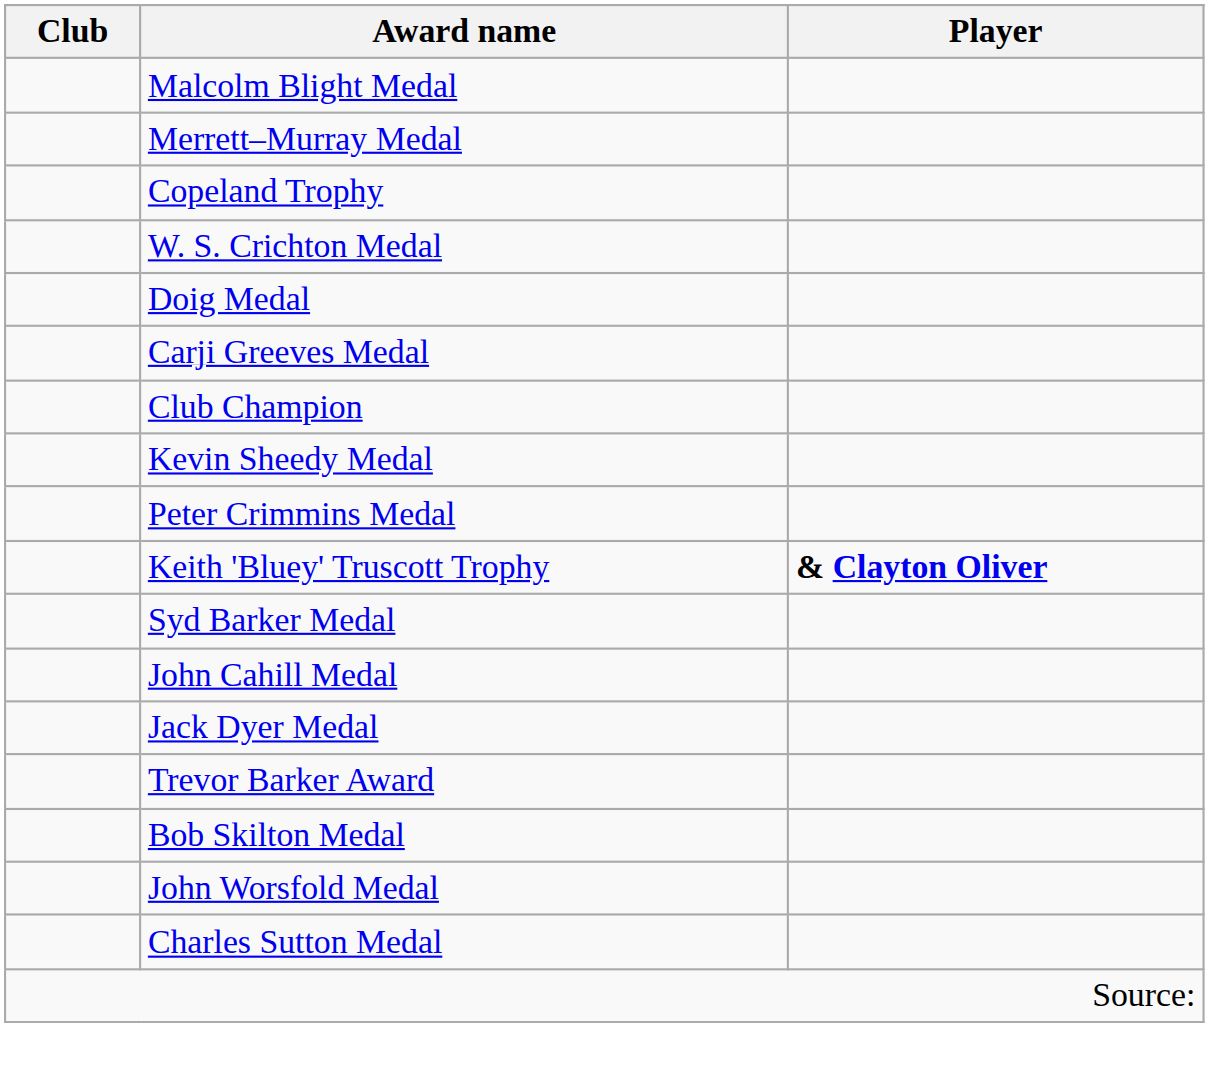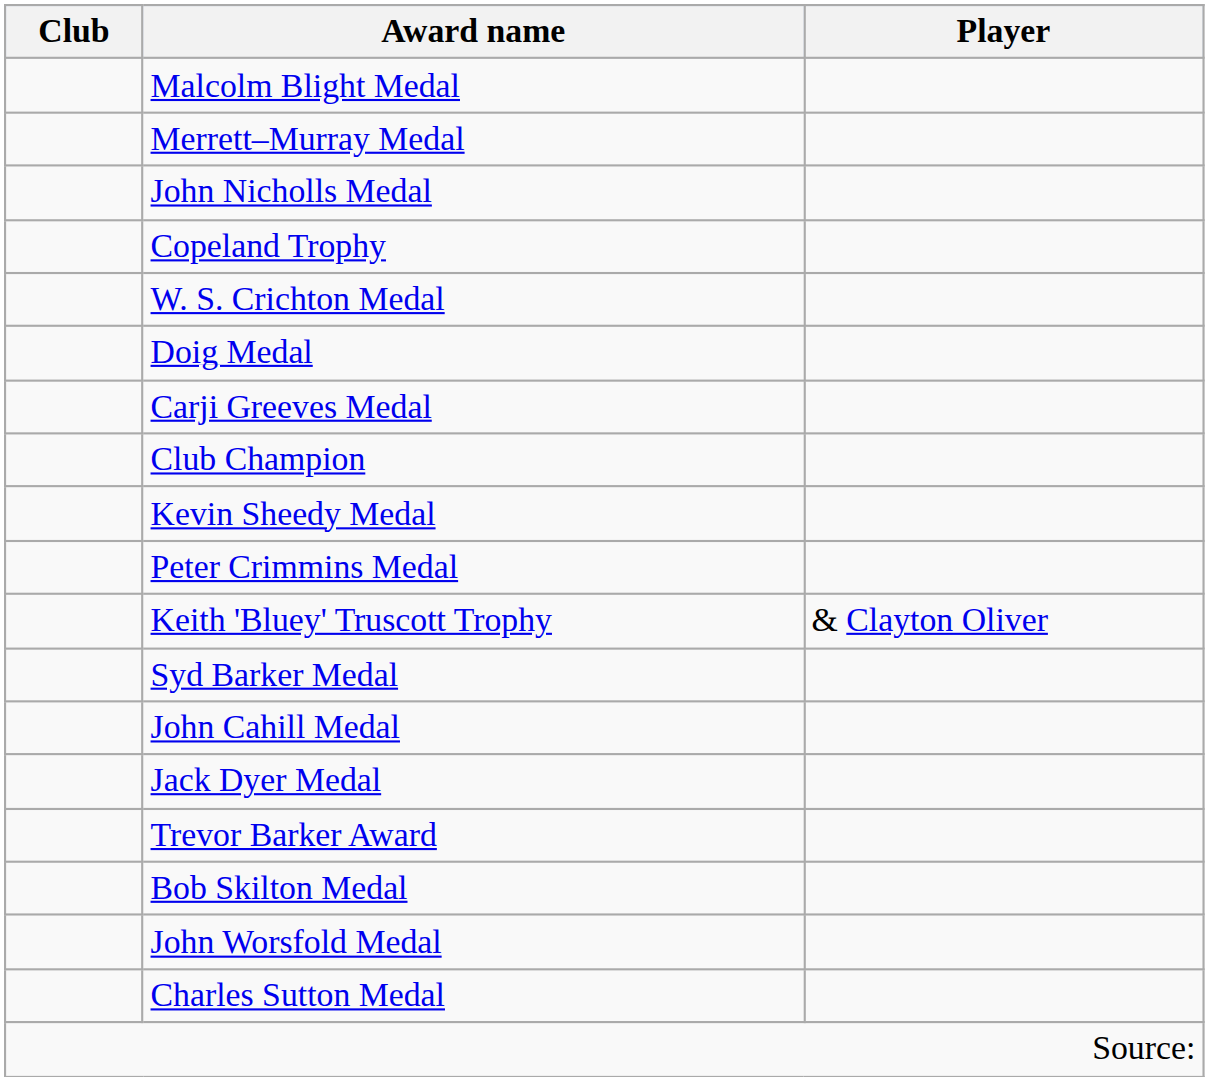+ row: (291, 191)
(922, 566) bold -> (930, 620) normal
